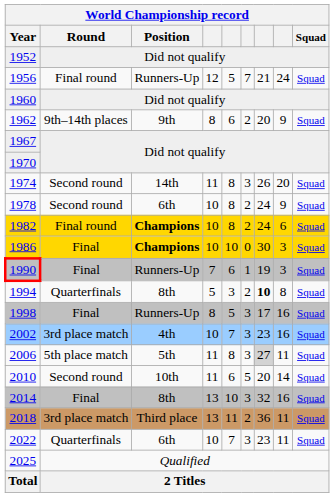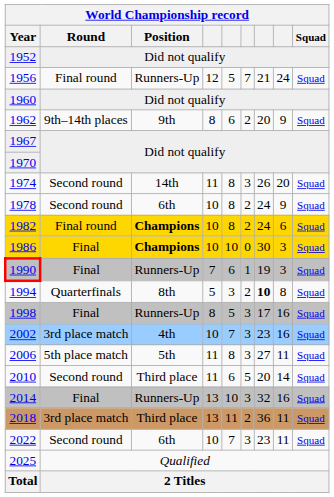(264, 355) lightgrey background -> (264, 355) no background
(167, 376) 10th -> (167, 376) Third place
(167, 397) 8th -> (167, 397) Runners-Up
(86, 439) Quarterfinals -> (86, 439) Second round
